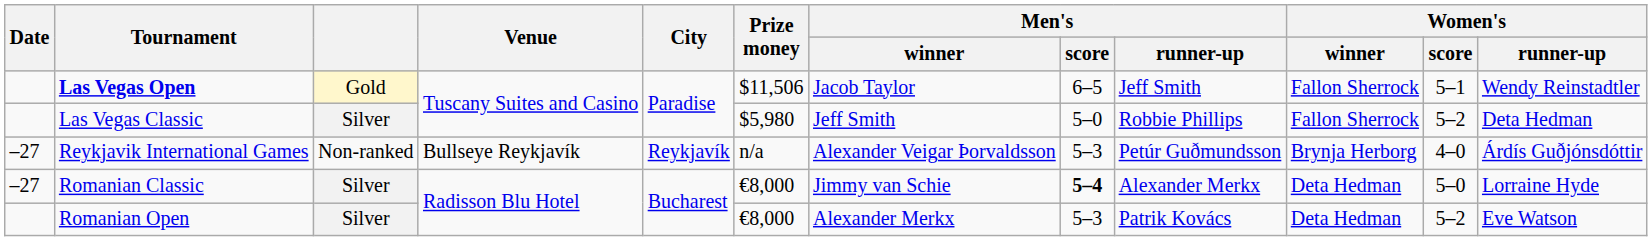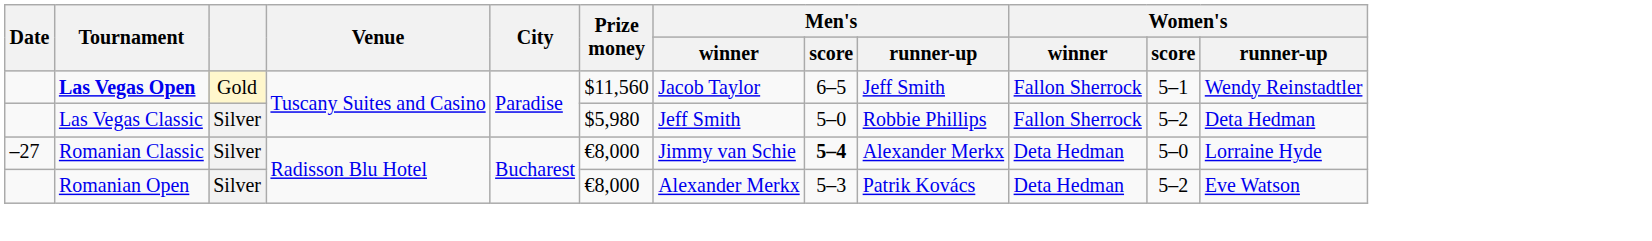(771, 86) $11,506 -> (617, 86) $11,560
- row: (184, 152)
